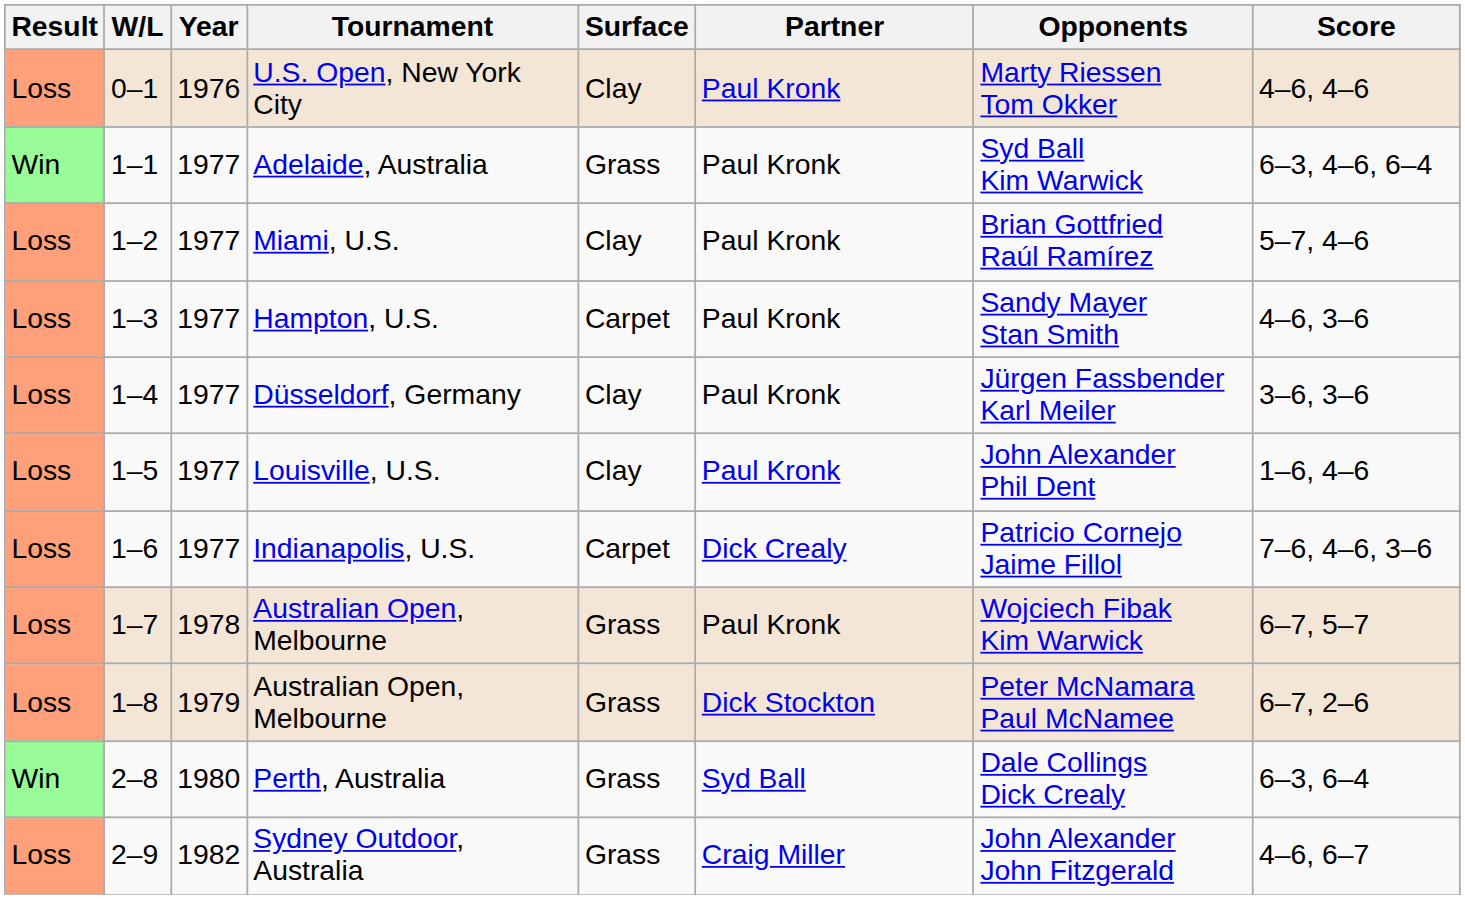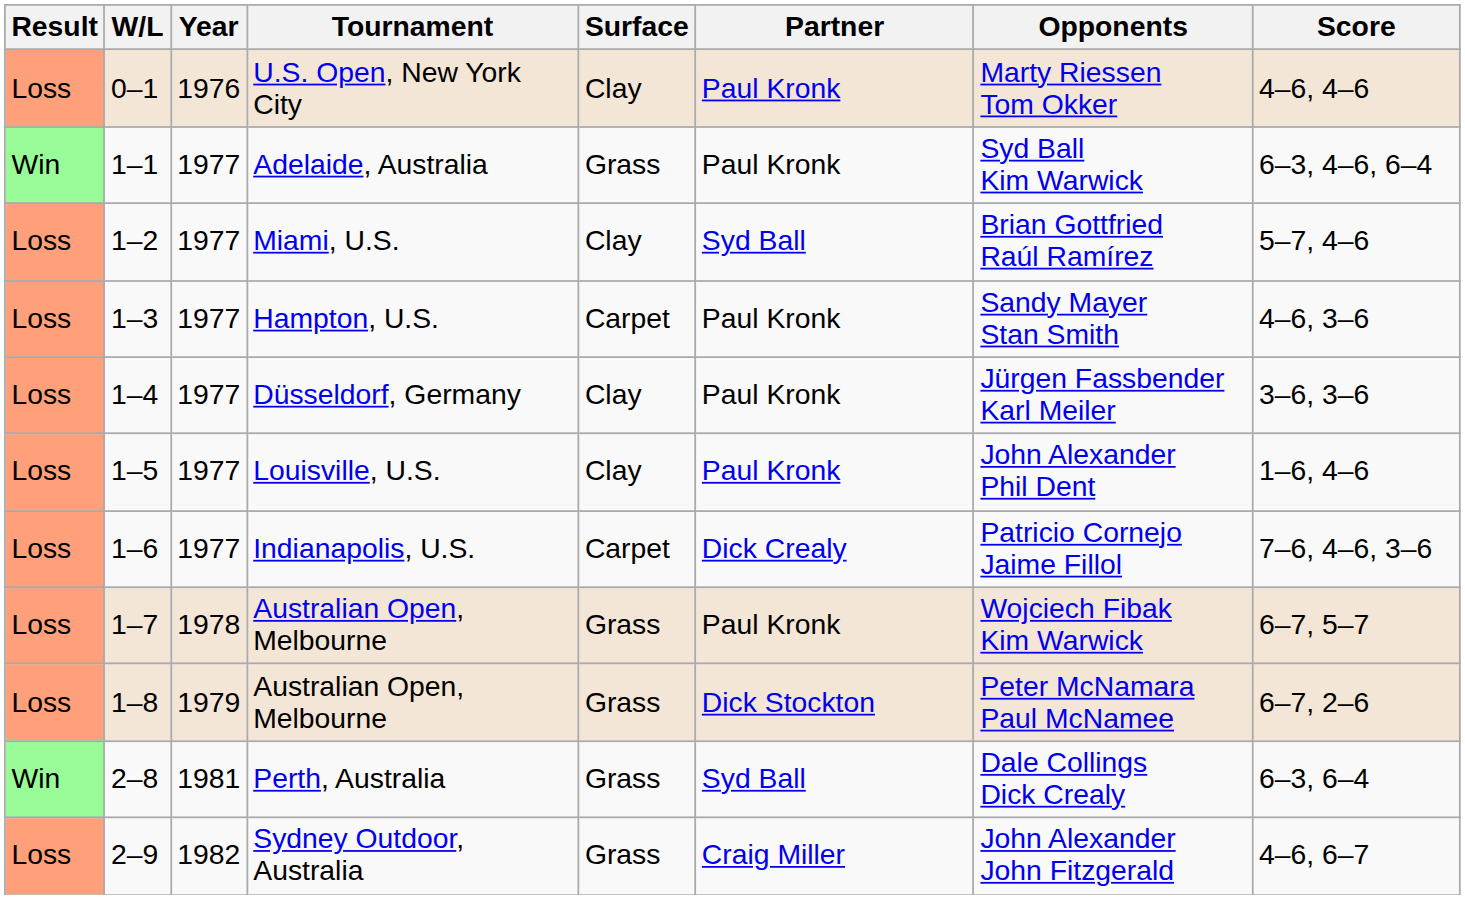(771, 241) Paul Kronk -> (754, 241) Syd Ball
(209, 778) 1980 -> (209, 778) 1981
